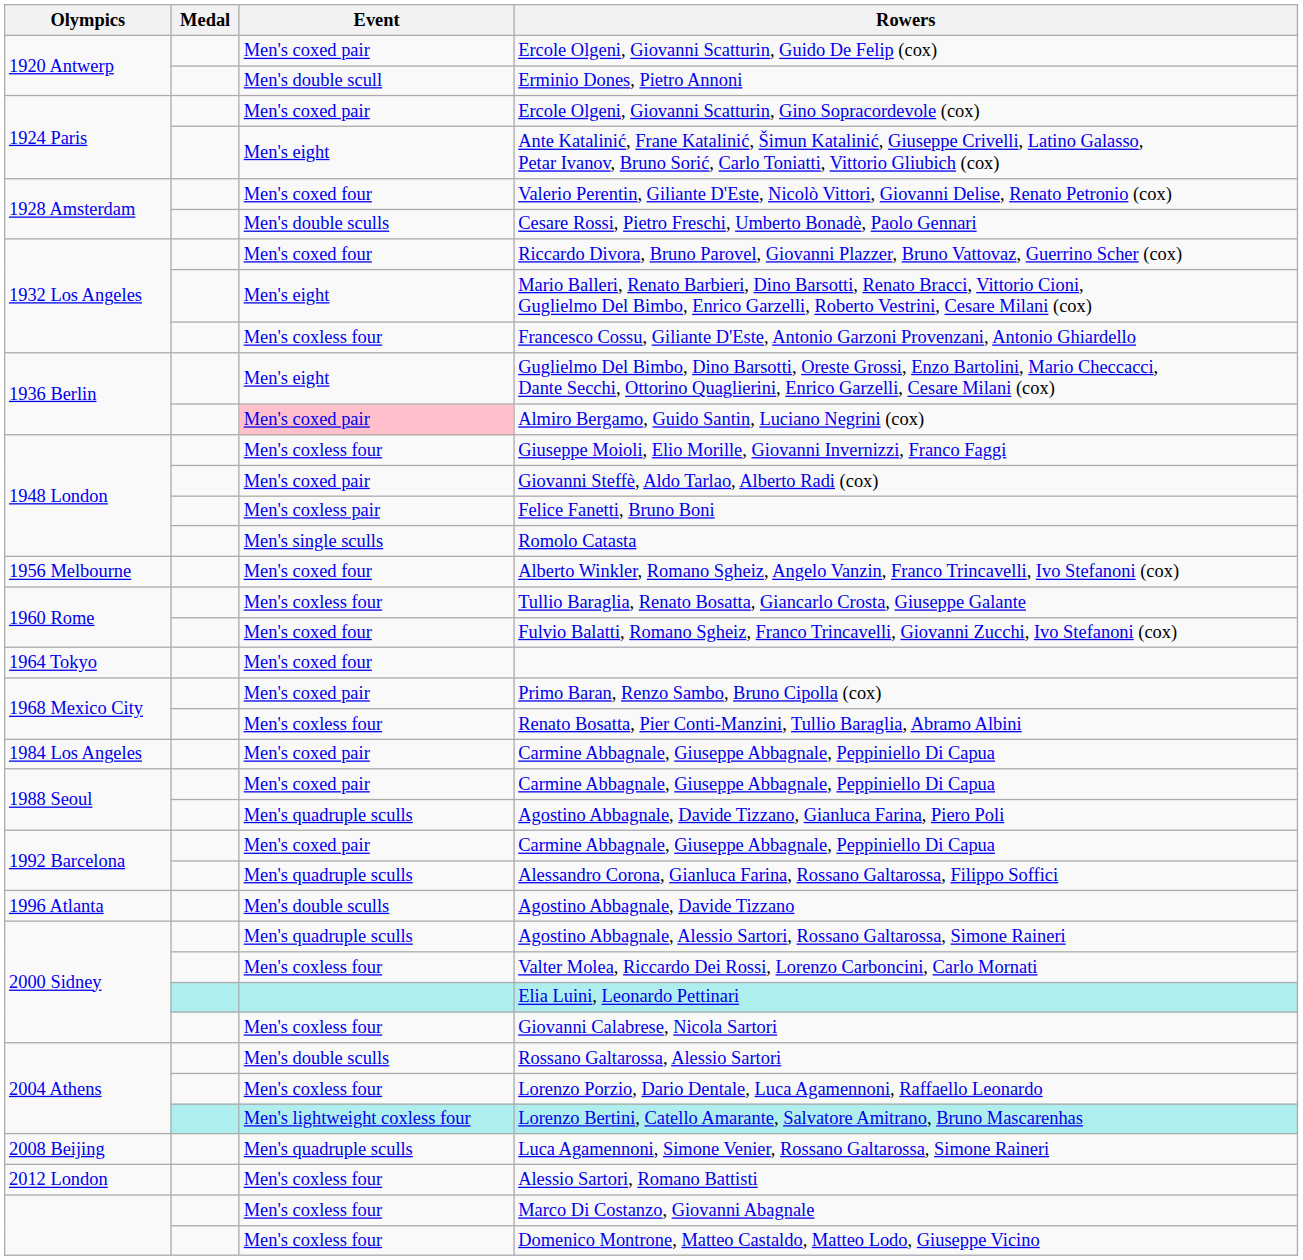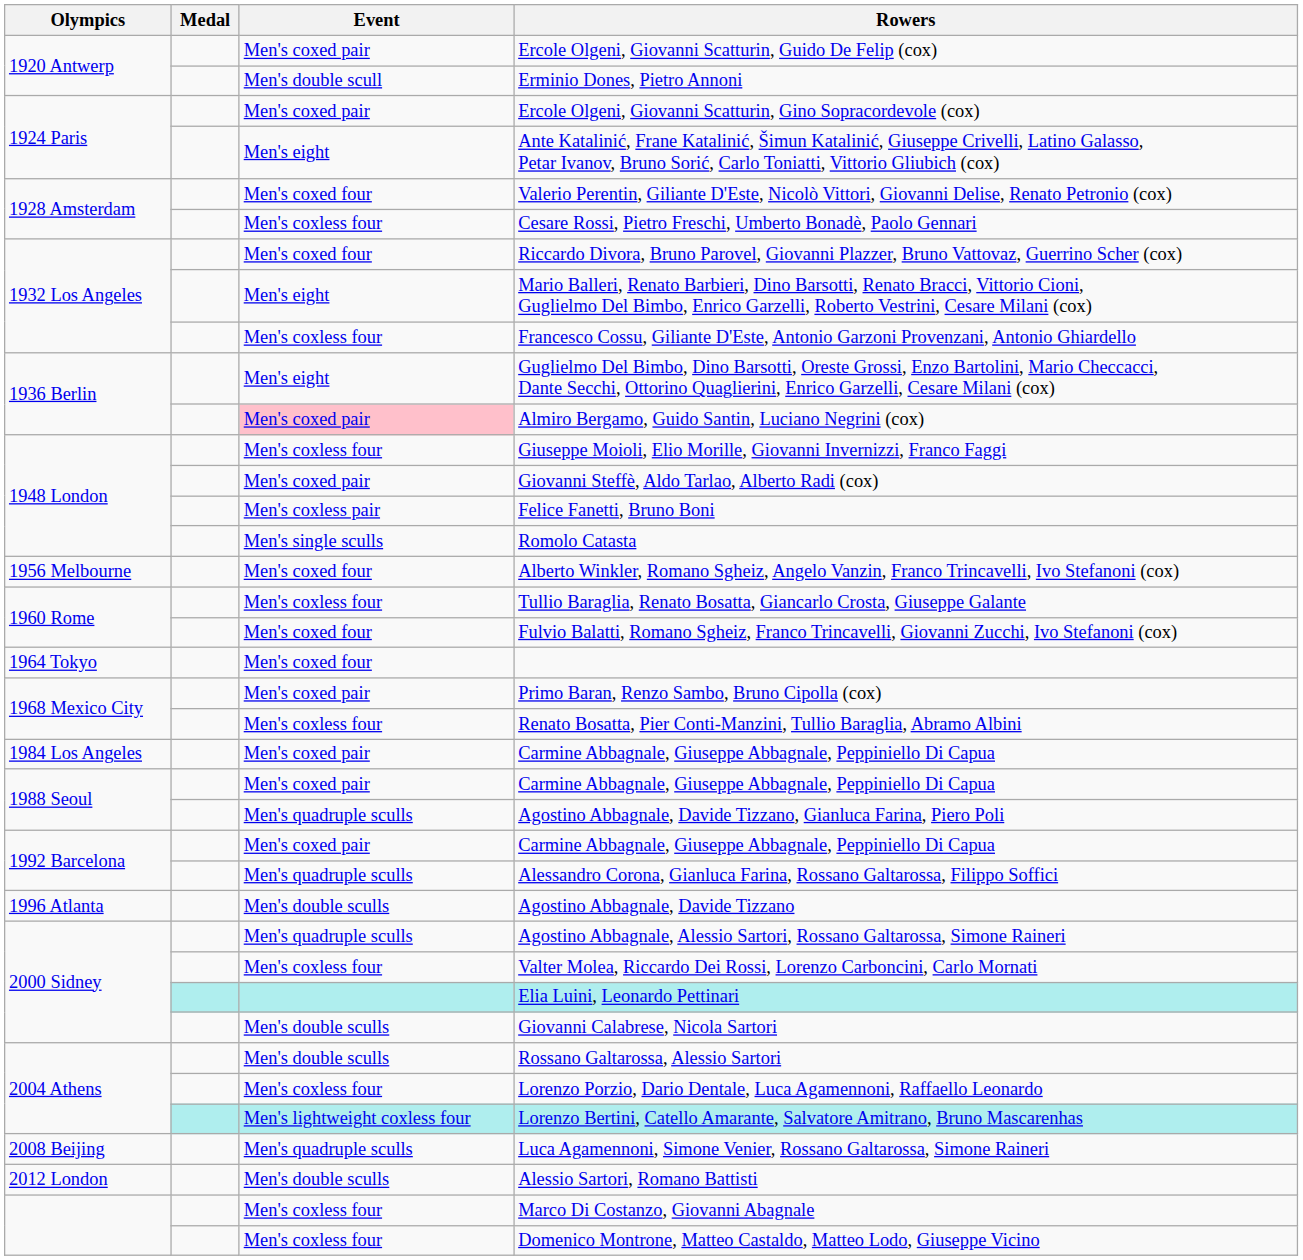(316, 224) Men's double sculls -> (313, 224) Men's coxless four
(313, 1027) Men's coxless four -> (316, 1027) Men's double sculls
(313, 1179) Men's coxless four -> (316, 1179) Men's double sculls
